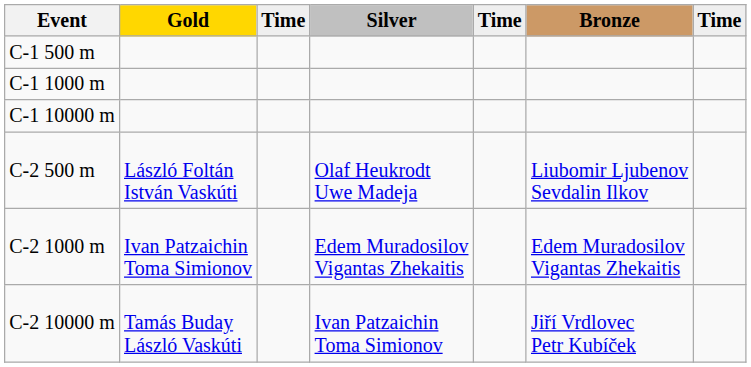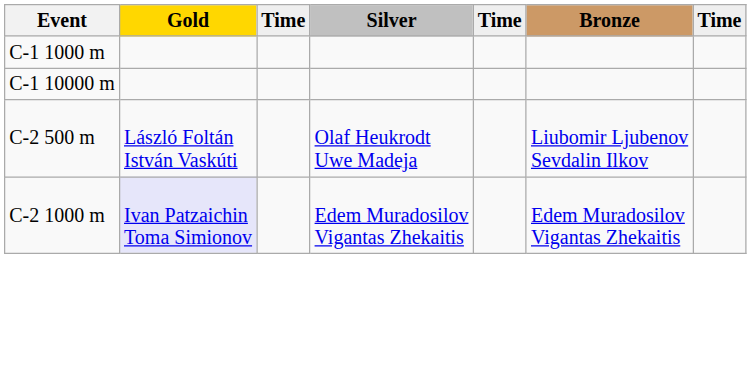- row: (52, 52)
(188, 257) no background -> (188, 225) lavender background
- row: (62, 323)
